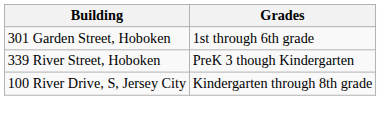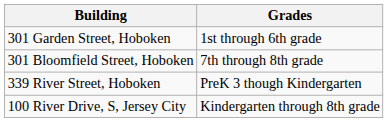+ row: (101, 60)
